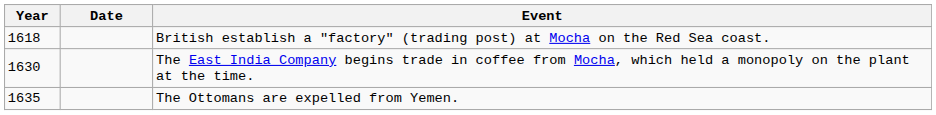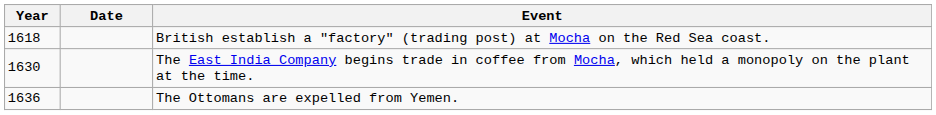(24, 98) 1635 -> (24, 98) 1636
